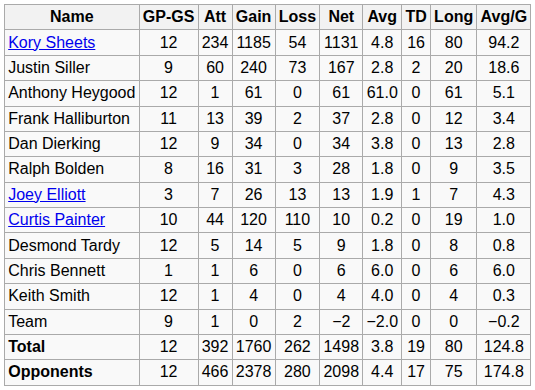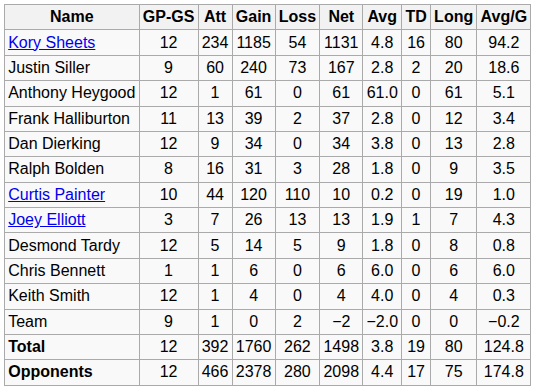rows swapped: (47, 194) <-> (57, 220)
